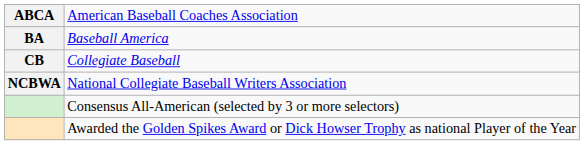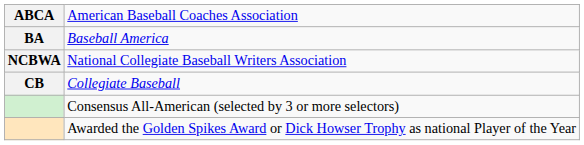rows swapped: (124, 60) <-> (207, 83)
